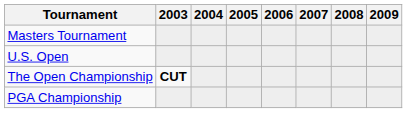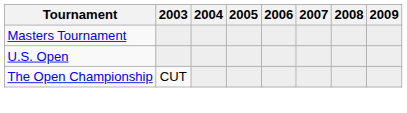(173, 77) bold -> (173, 77) normal
- row: (64, 98)
